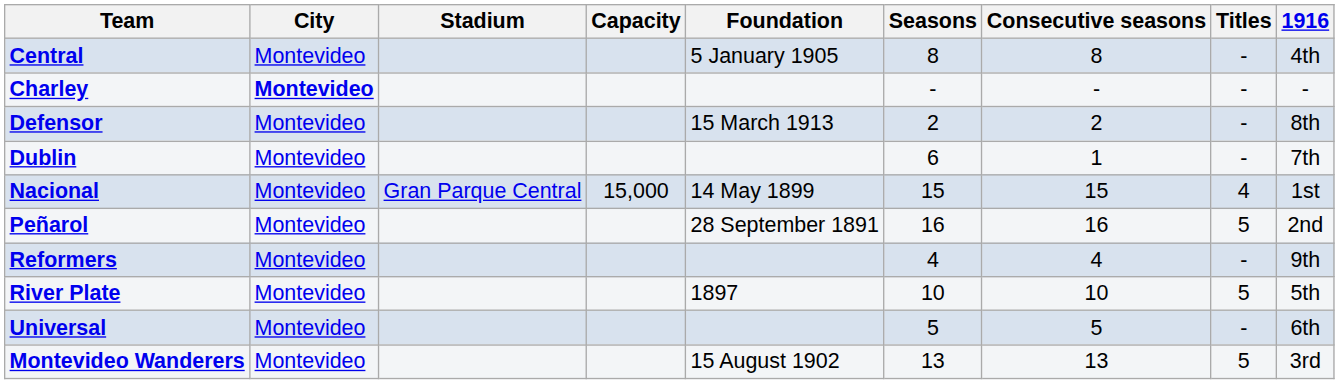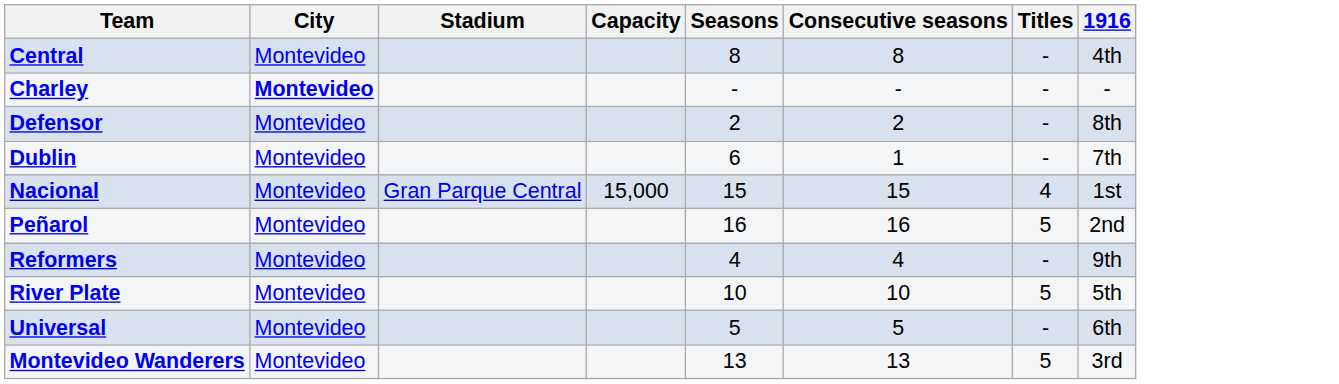- column: (785, 21)
